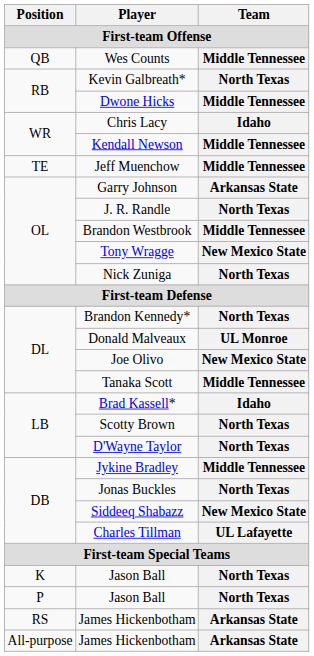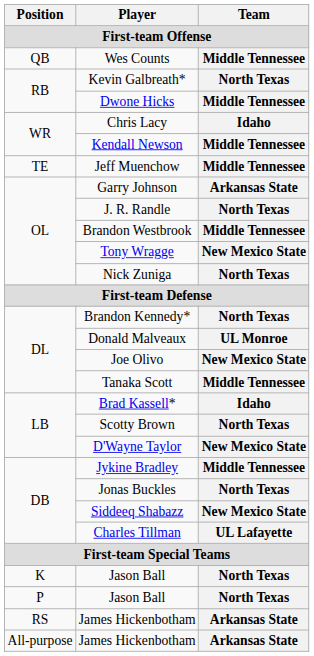(254, 446) North Texas -> (254, 446) New Mexico State
